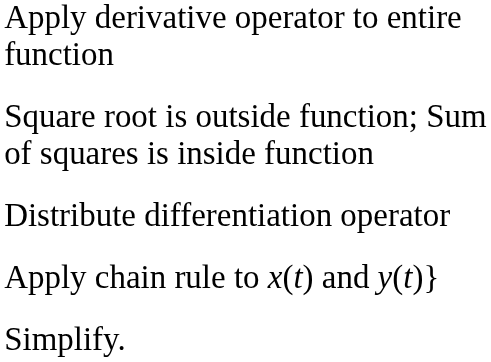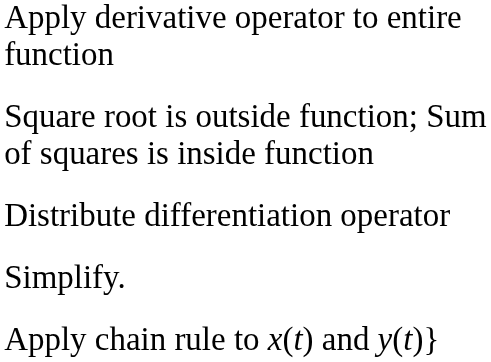rows swapped: (222, 276) <-> (65, 338)
